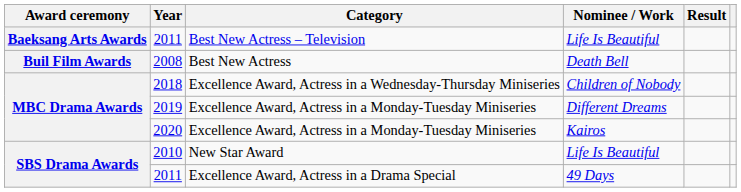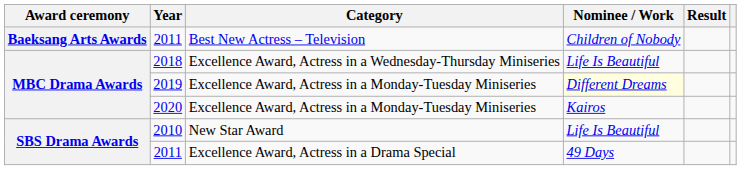(613, 38) Life Is Beautiful -> (624, 38) Children of Nobody
- row: (168, 61)
(624, 84) Children of Nobody -> (613, 61) Life Is Beautiful
(617, 107) no background -> (617, 84) lightyellow background
